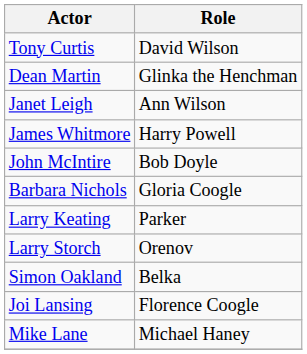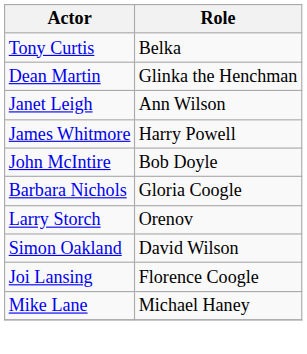(189, 47) David Wilson -> (160, 47) Belka
- row: (60, 219)
(160, 276) Belka -> (189, 248) David Wilson
